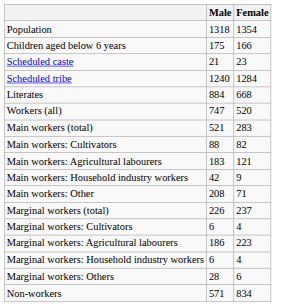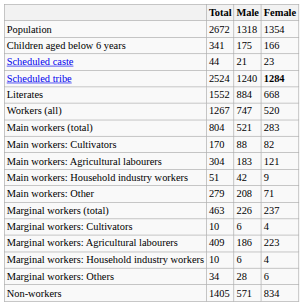+ column: (220, 12)
(247, 78) normal -> (274, 78) bold
